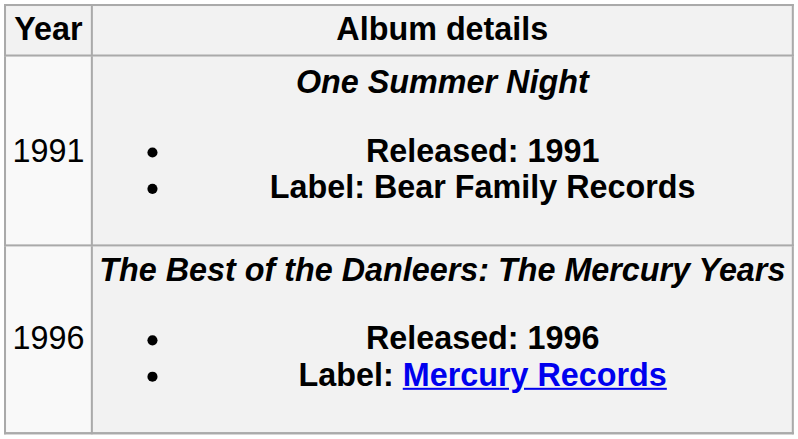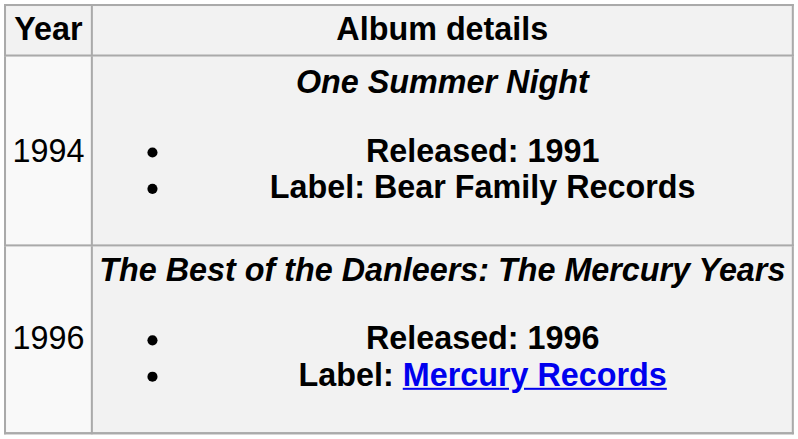(48, 150) 1991 -> (48, 150) 1994
